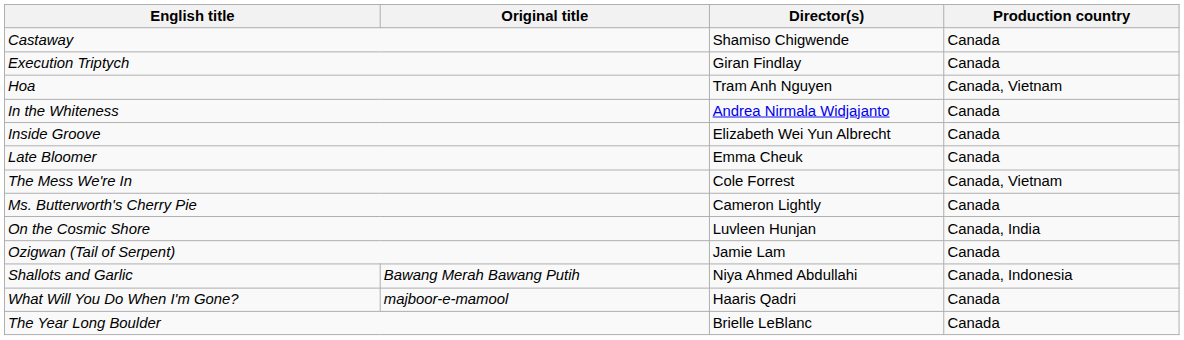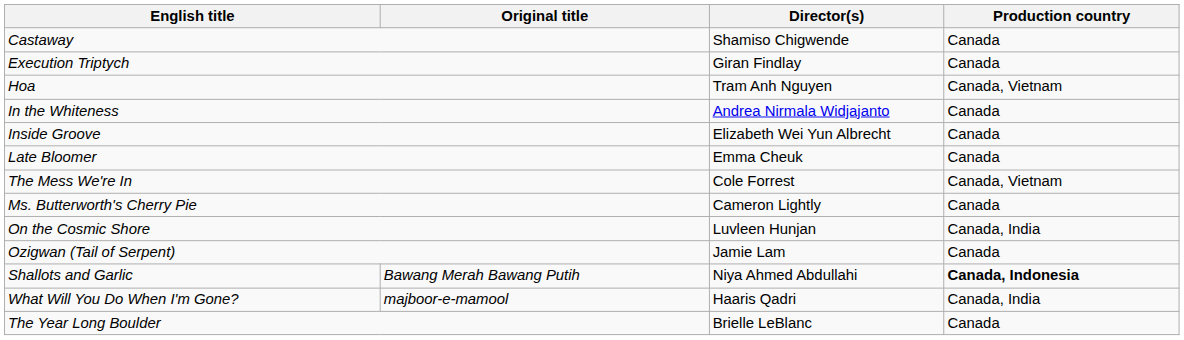(1010, 275) normal -> (1013, 275) bold
(974, 299) Canada -> (994, 299) Canada, India
